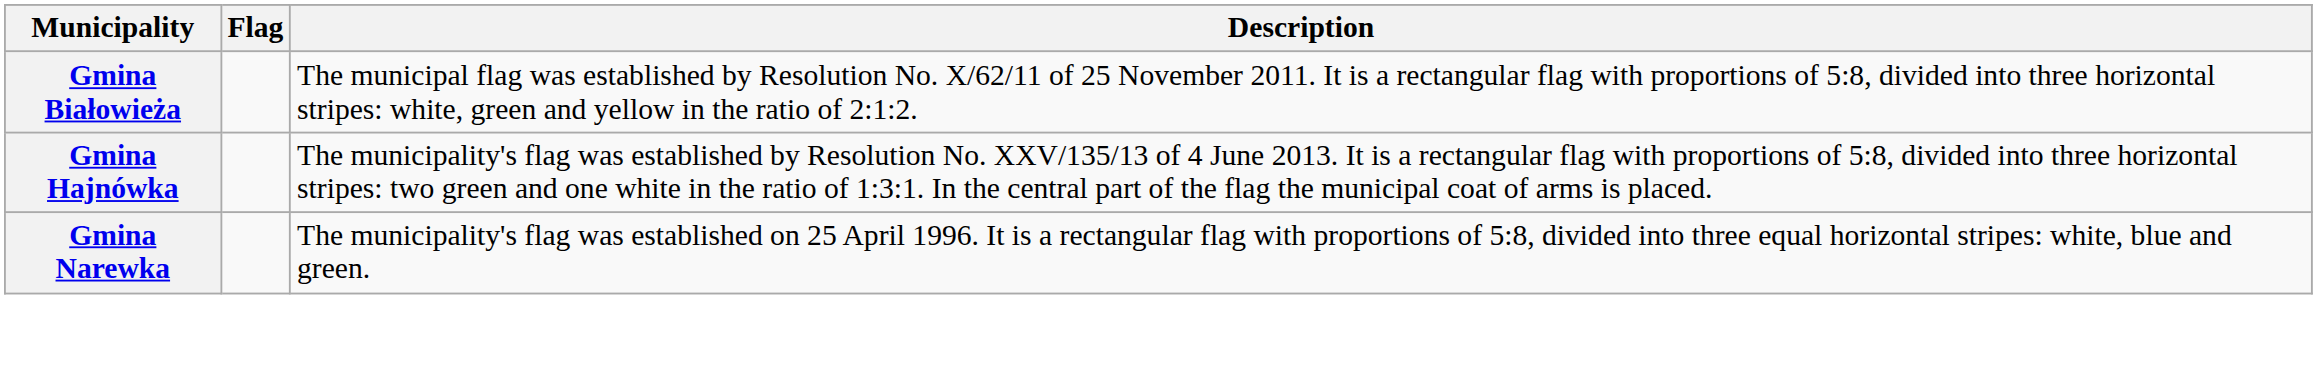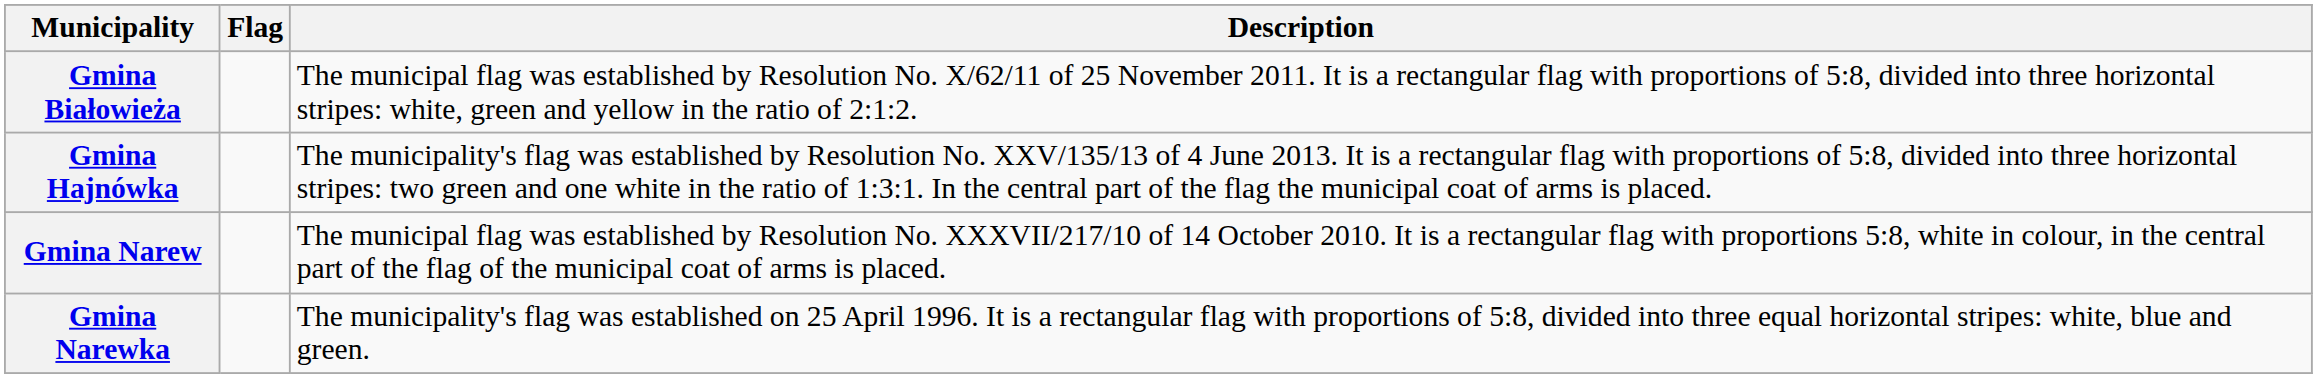+ row: (113, 252)
